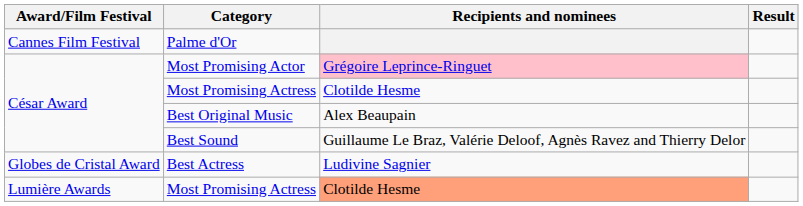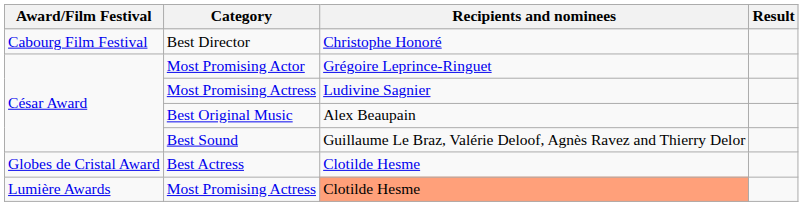- row: (74, 41)
+ row: (78, 41)
(407, 66) pink background -> (407, 66) no background
(372, 90) Clotilde Hesme -> (377, 90) Ludivine Sagnier
(377, 164) Ludivine Sagnier -> (372, 164) Clotilde Hesme
